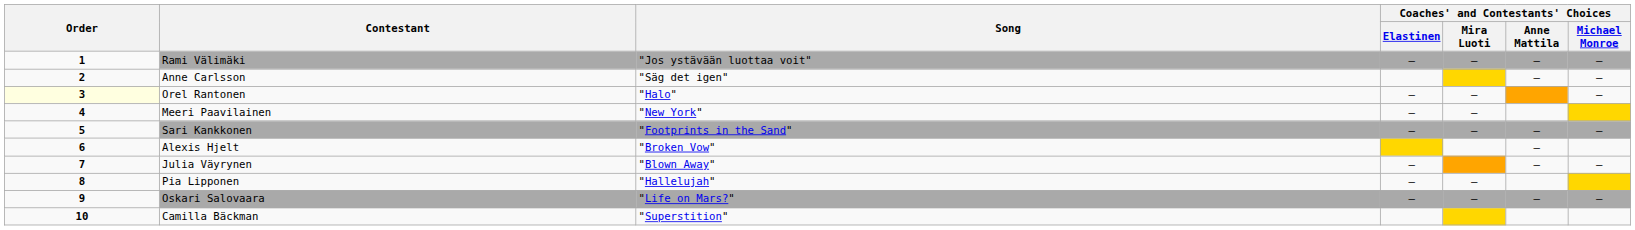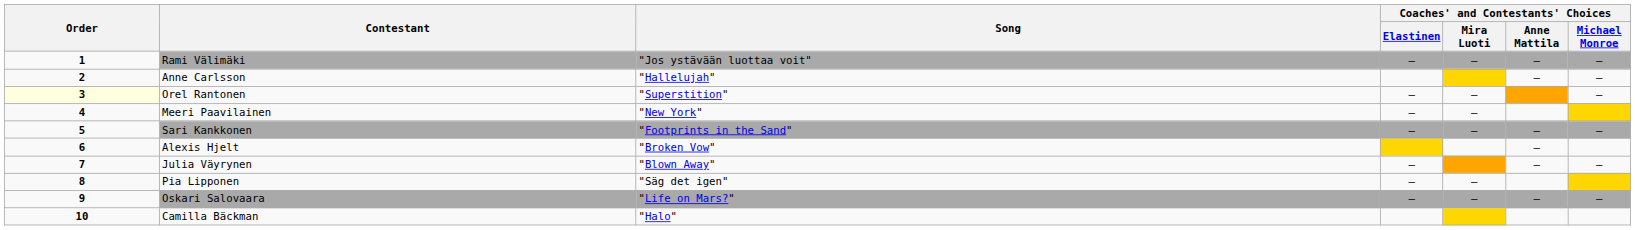(683, 78) "Säg det igen" -> (677, 78) "Hallelujah"
(658, 95) "Halo" -> (683, 95) "Superstition"
(677, 182) "Hallelujah" -> (683, 182) "Säg det igen"
(683, 217) "Superstition" -> (658, 217) "Halo"
